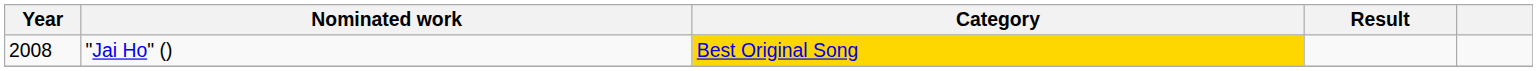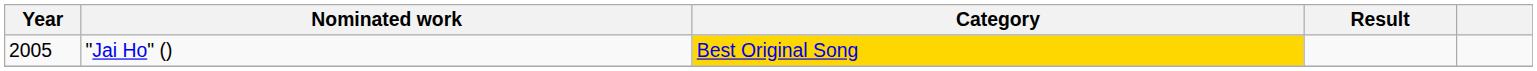(31, 50) 2008 -> (31, 50) 2005
